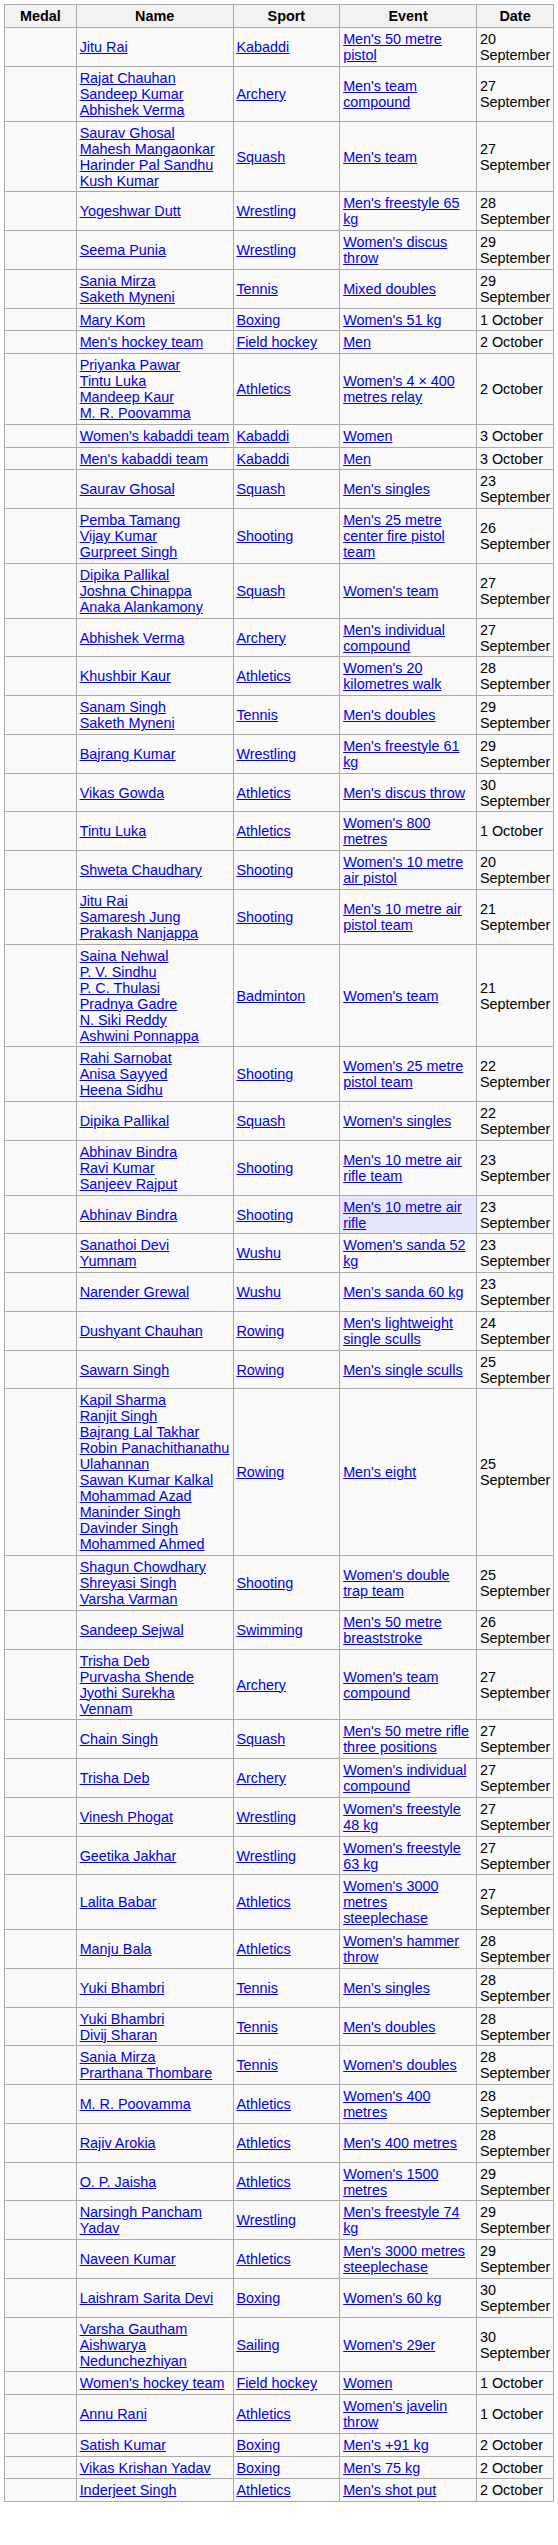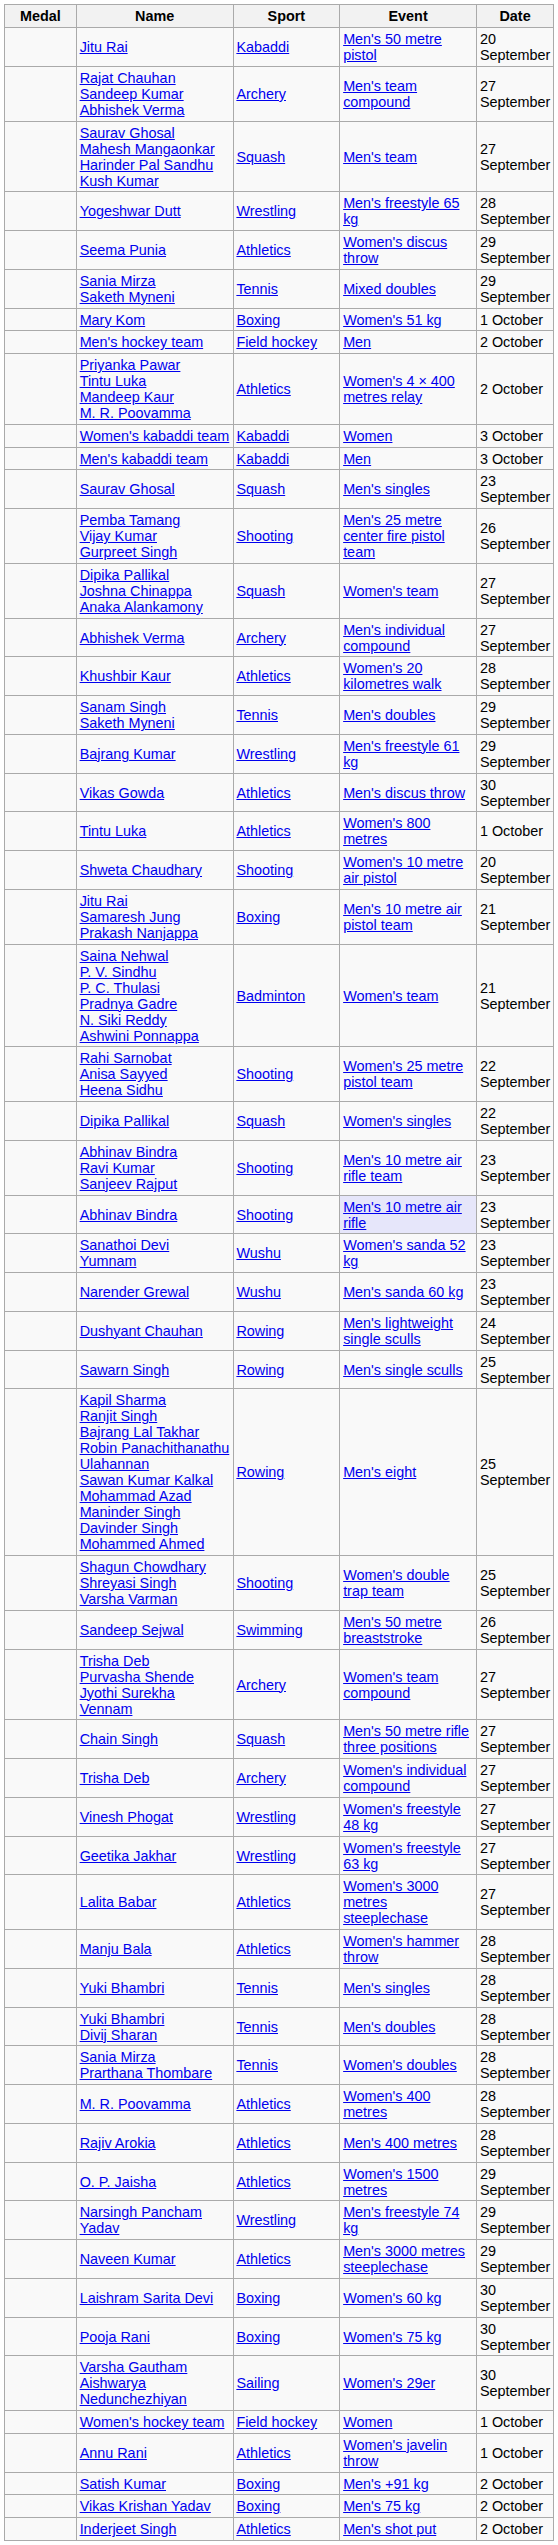(266, 250) Wrestling -> (264, 250) Athletics
(265, 917) Shooting -> (258, 917) Boxing
+ row: (115, 2337)
